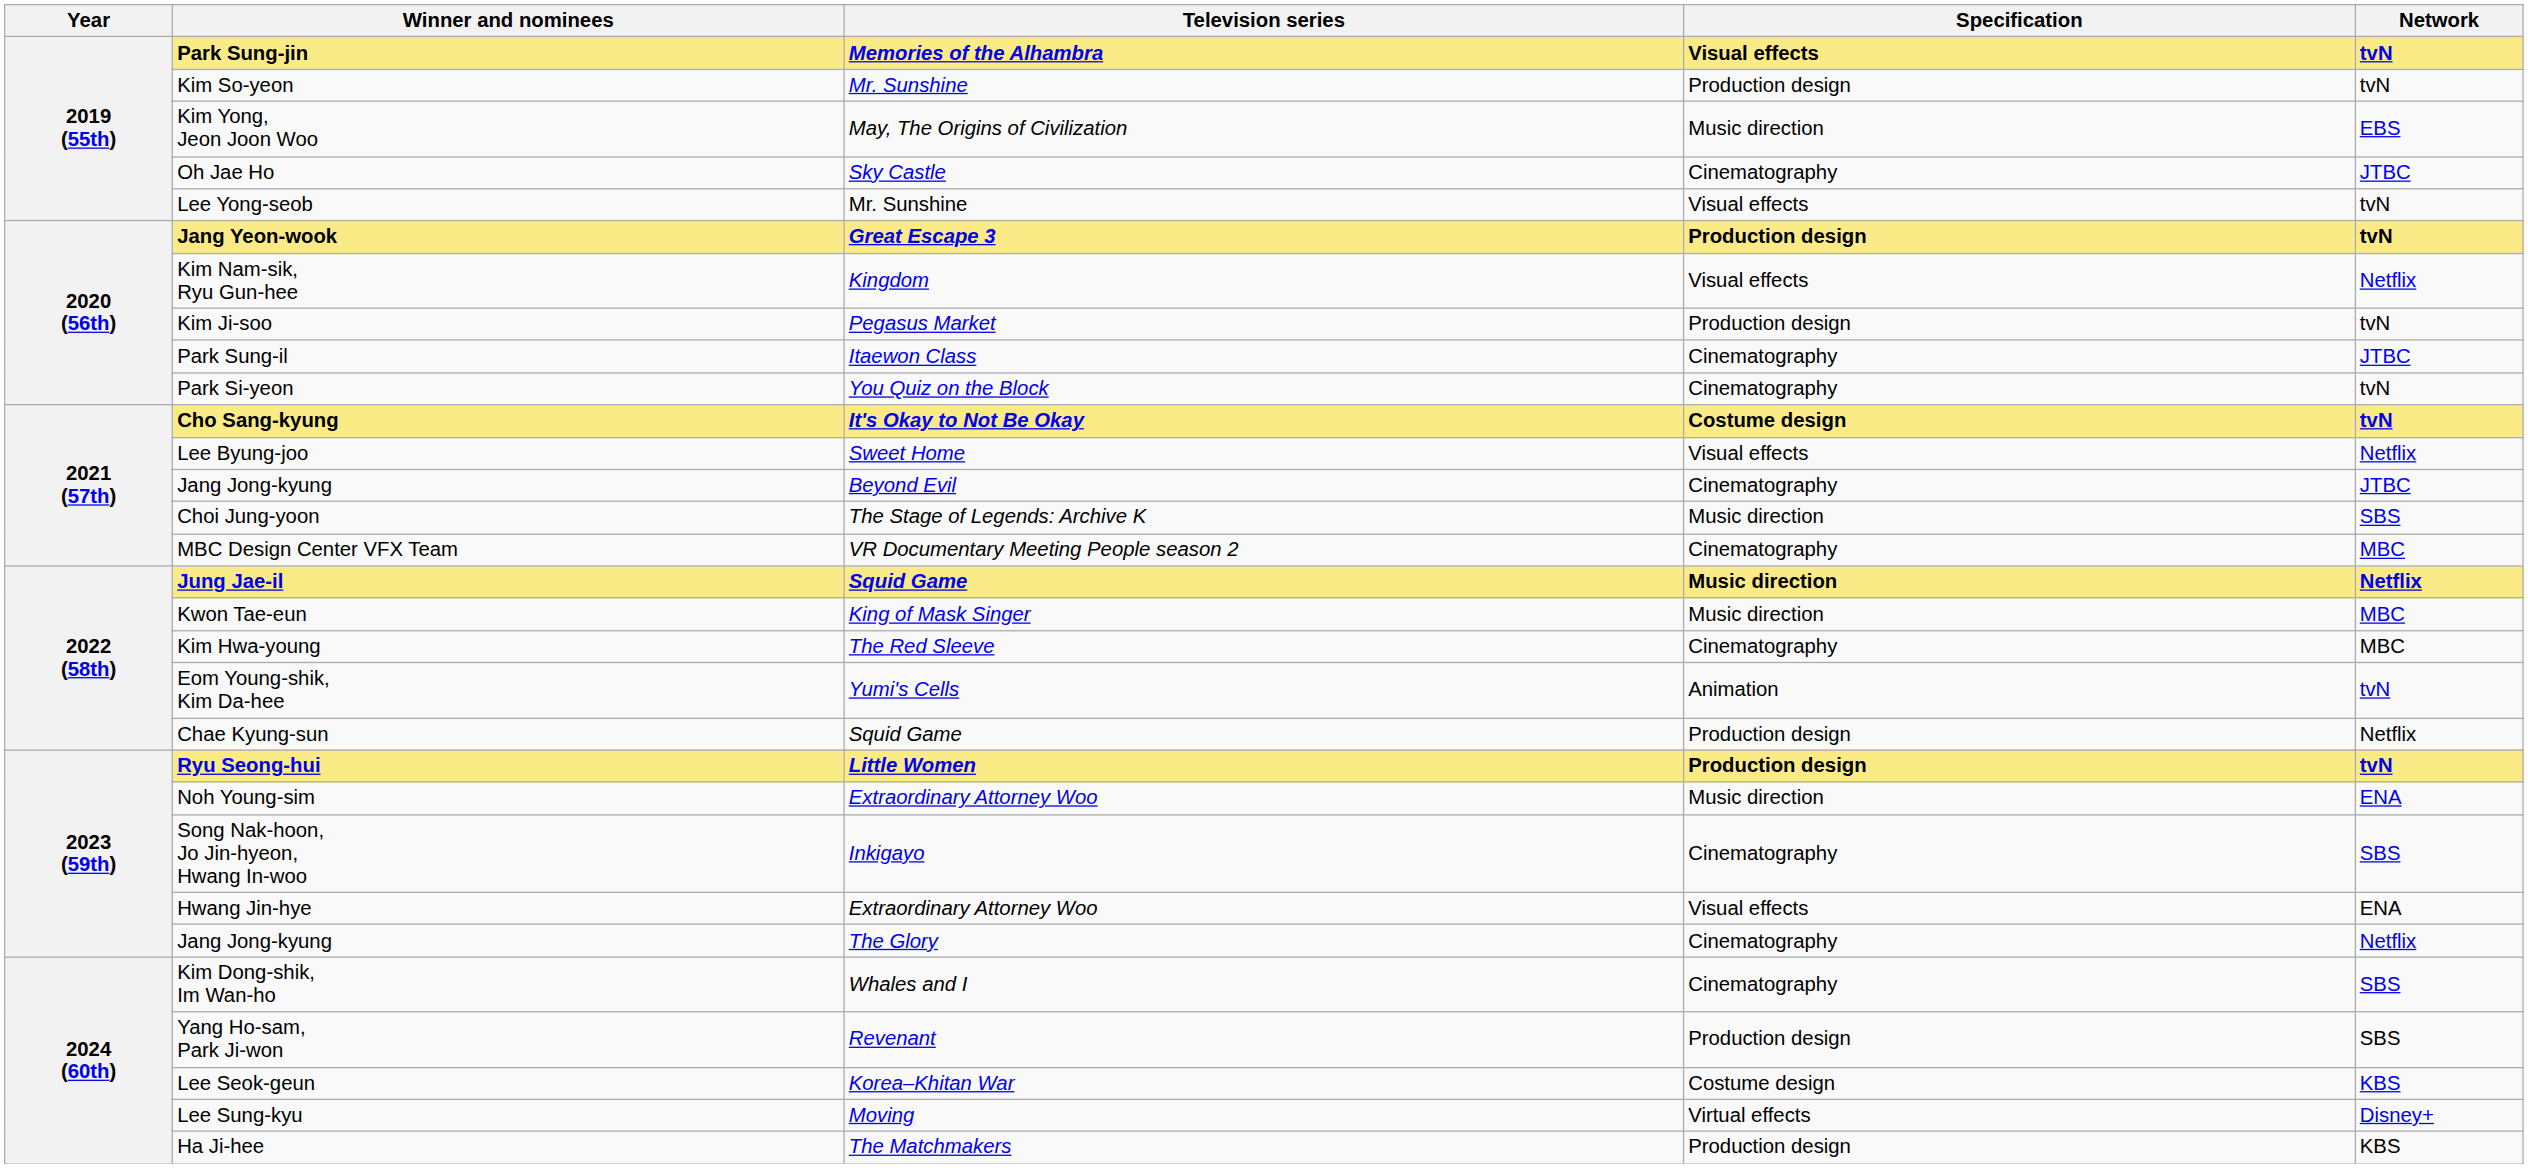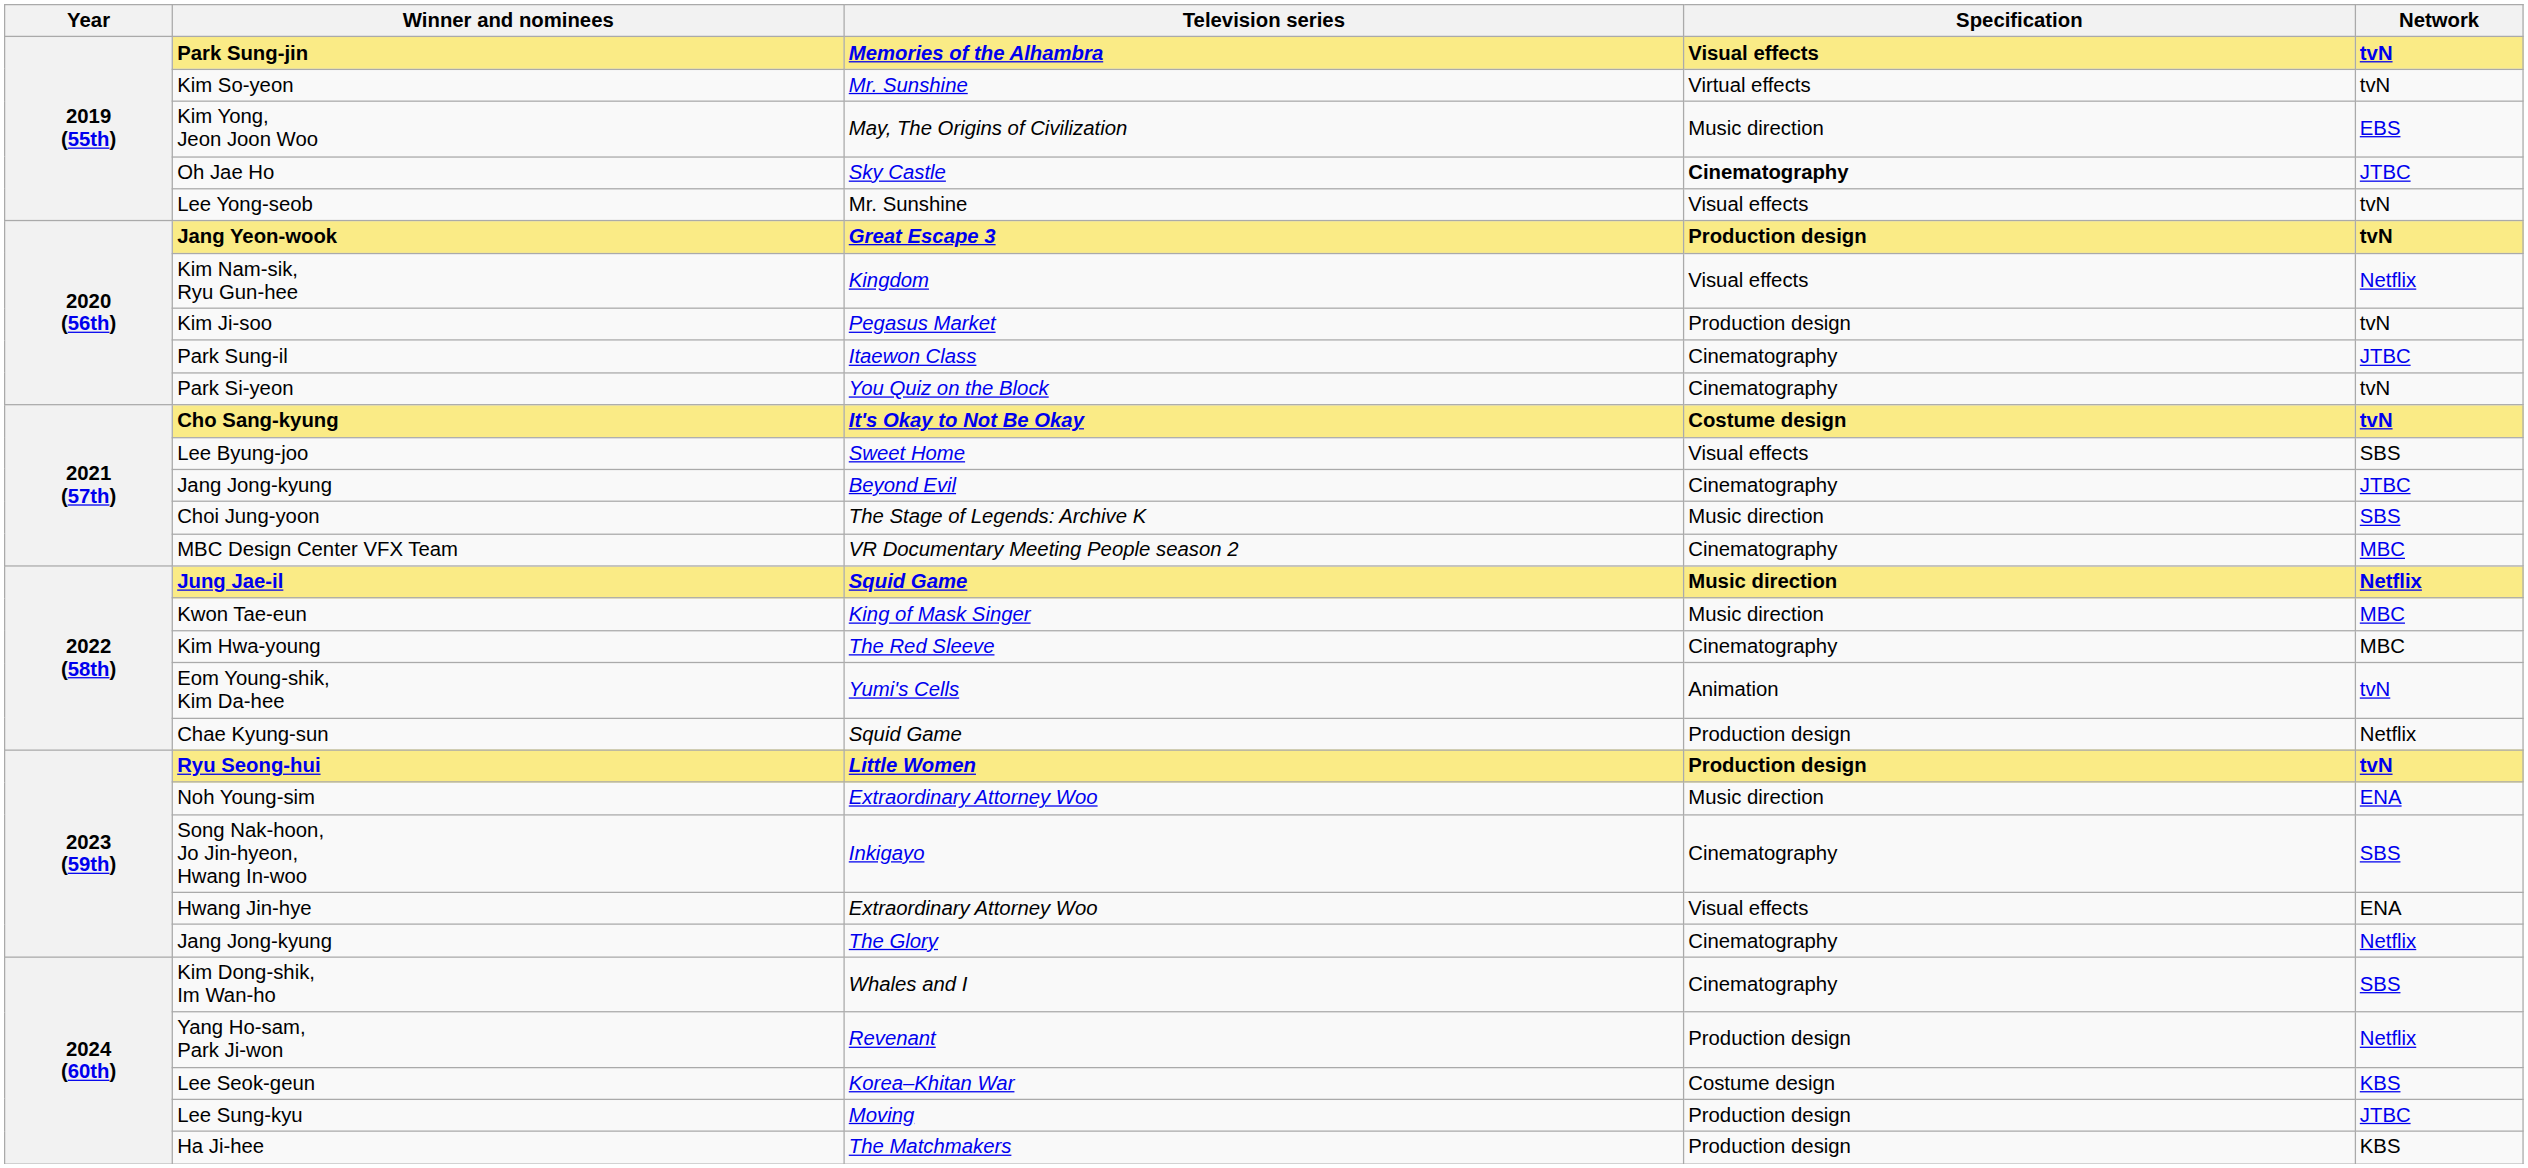(1770, 85) Production design -> (1749, 85) Virtual effects
(1763, 172) normal -> (1768, 172) bold
(2388, 453) Netflix -> (2380, 453) SBS
(2380, 1039) SBS -> (2388, 1039) Netflix
(1749, 1115) Virtual effects -> (1770, 1115) Production design
(2397, 1115) Disney+ -> (2385, 1115) JTBC
